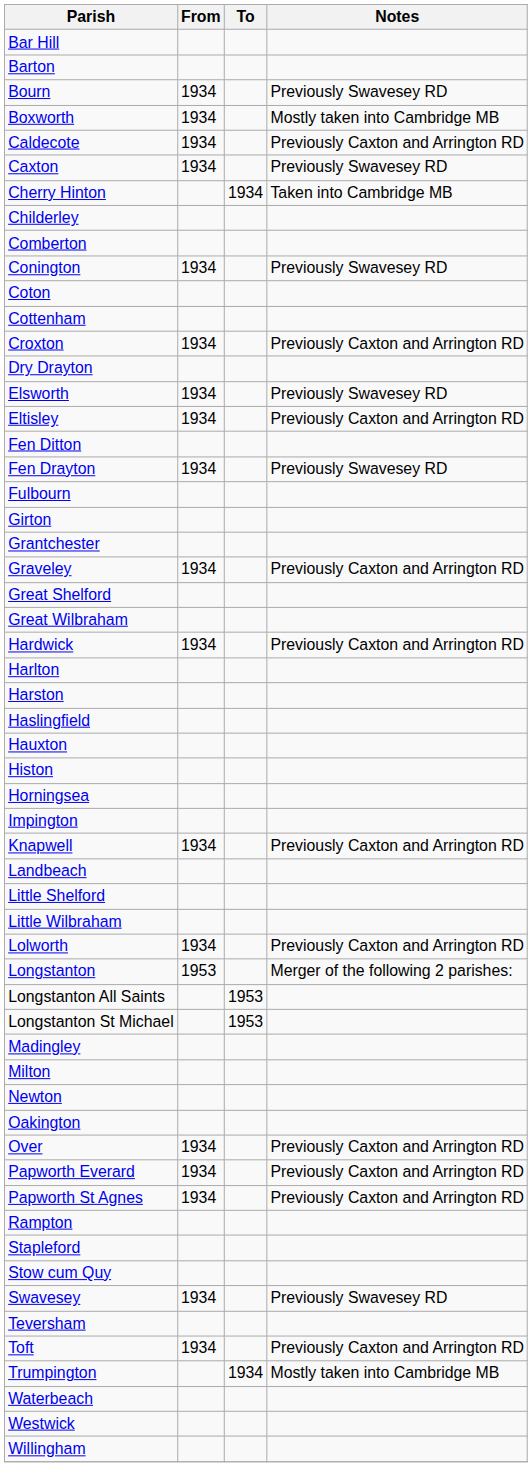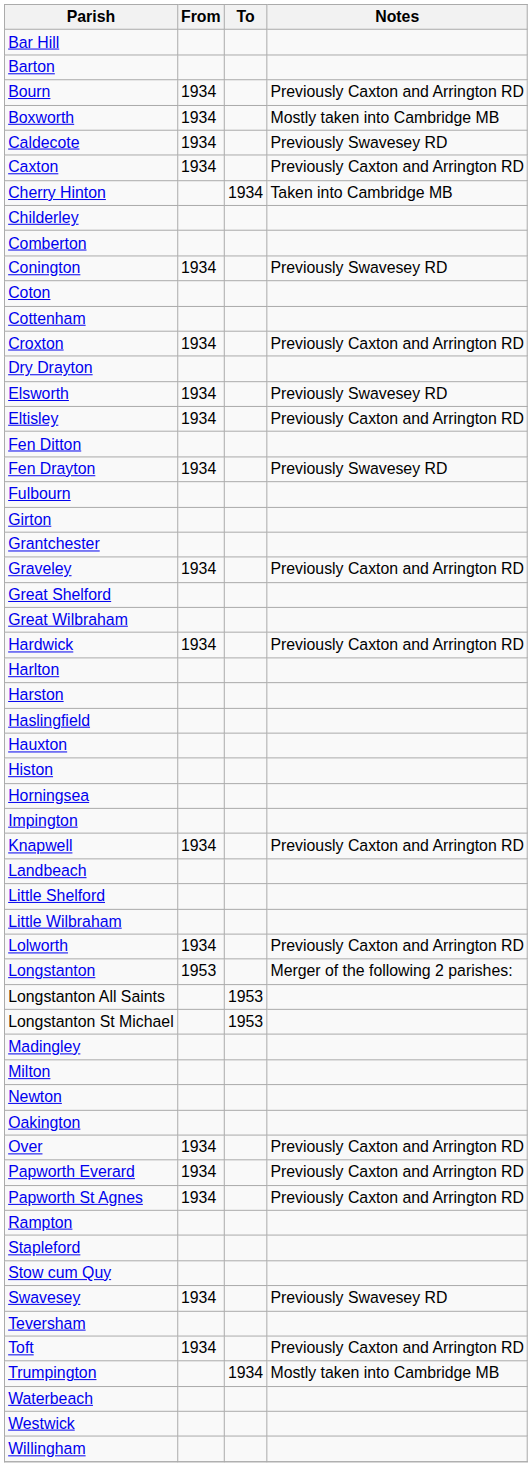(359, 92) Previously Swavesey RD -> (397, 92) Previously Caxton and Arrington RD
(397, 142) Previously Caxton and Arrington RD -> (359, 142) Previously Swavesey RD
(359, 167) Previously Swavesey RD -> (397, 167) Previously Caxton and Arrington RD
